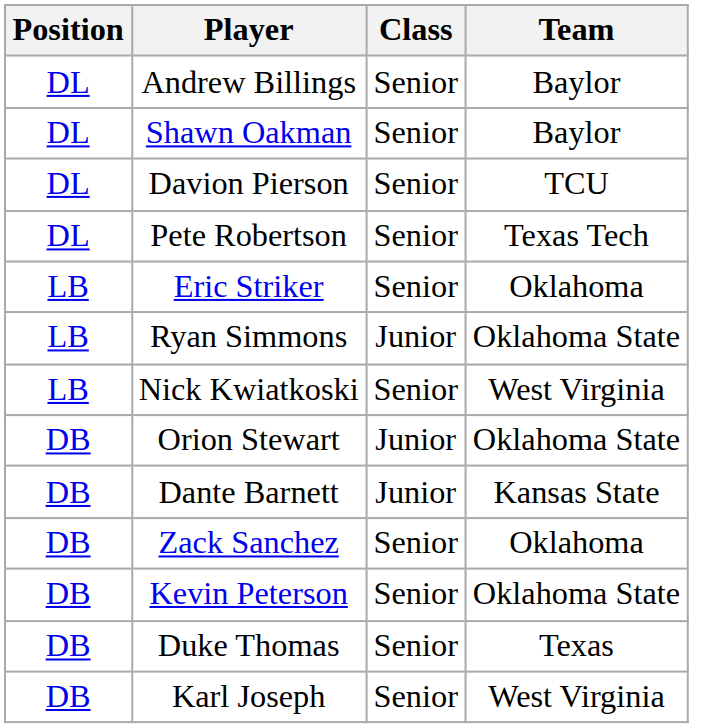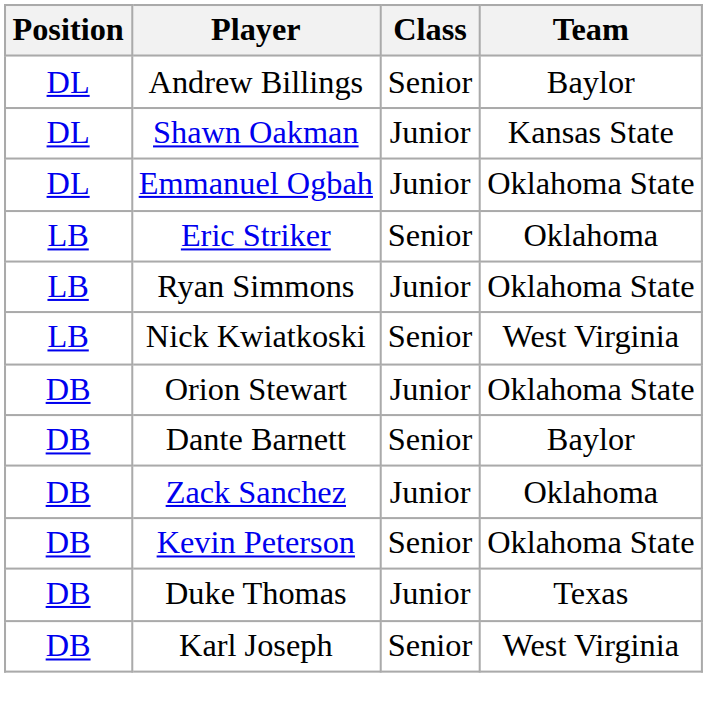(416, 132) Senior -> (430, 132) Junior
(576, 132) Baylor -> (591, 132) Kansas State
+ row: (256, 183)
- row: (249, 183)
- row: (249, 235)
(416, 491) Junior -> (430, 440) Senior
(576, 491) Kansas State -> (591, 440) Baylor
(416, 542) Senior -> (430, 491) Junior
(416, 645) Senior -> (430, 593) Junior
